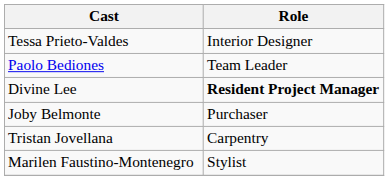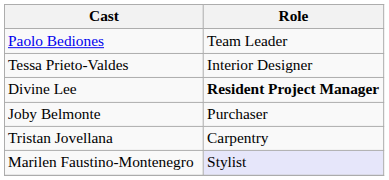rows swapped: (56, 65) <-> (68, 41)
(227, 162) no background -> (227, 162) lavender background
